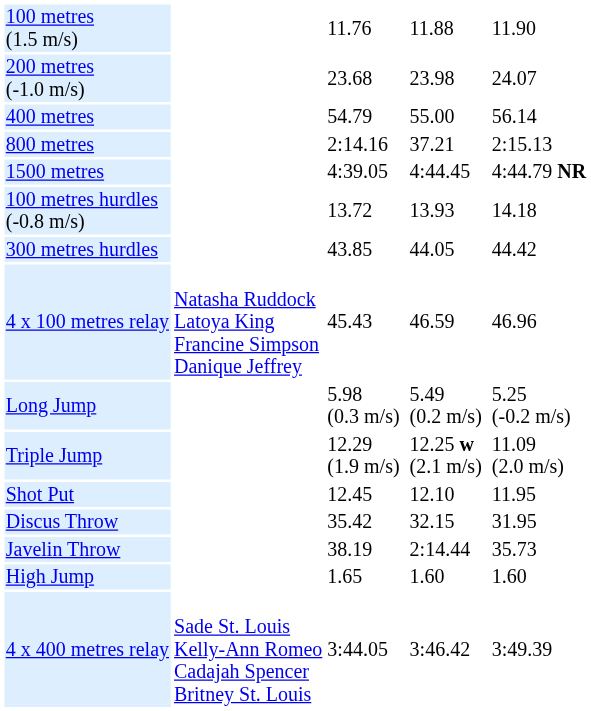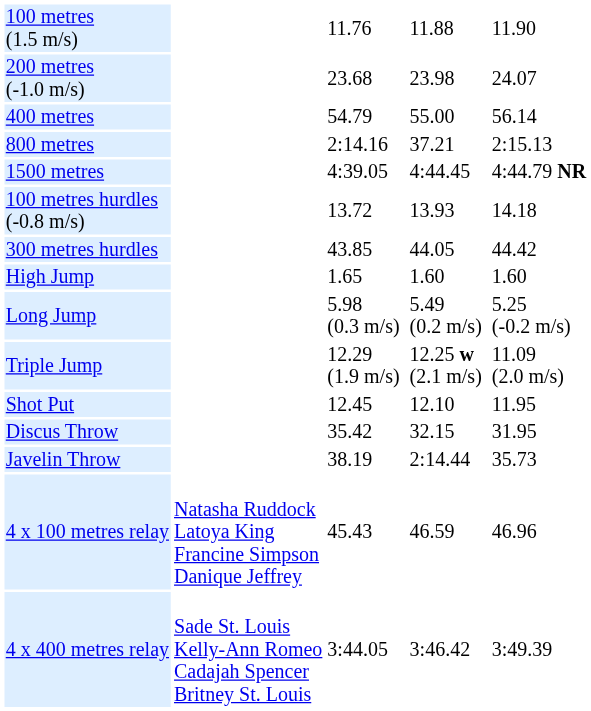rows swapped: (50, 576) <-> (87, 321)
